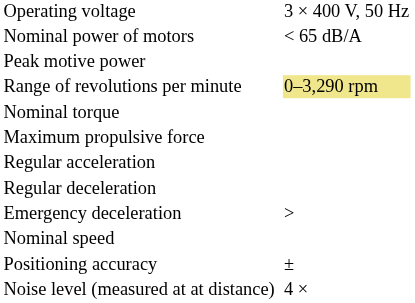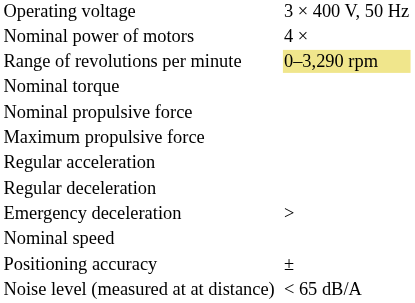(323, 36) < 65 dB/A -> (296, 36) 4 ×
- row: (74, 61)
+ row: (98, 111)
(296, 289) 4 × -> (323, 289) < 65 dB/A
